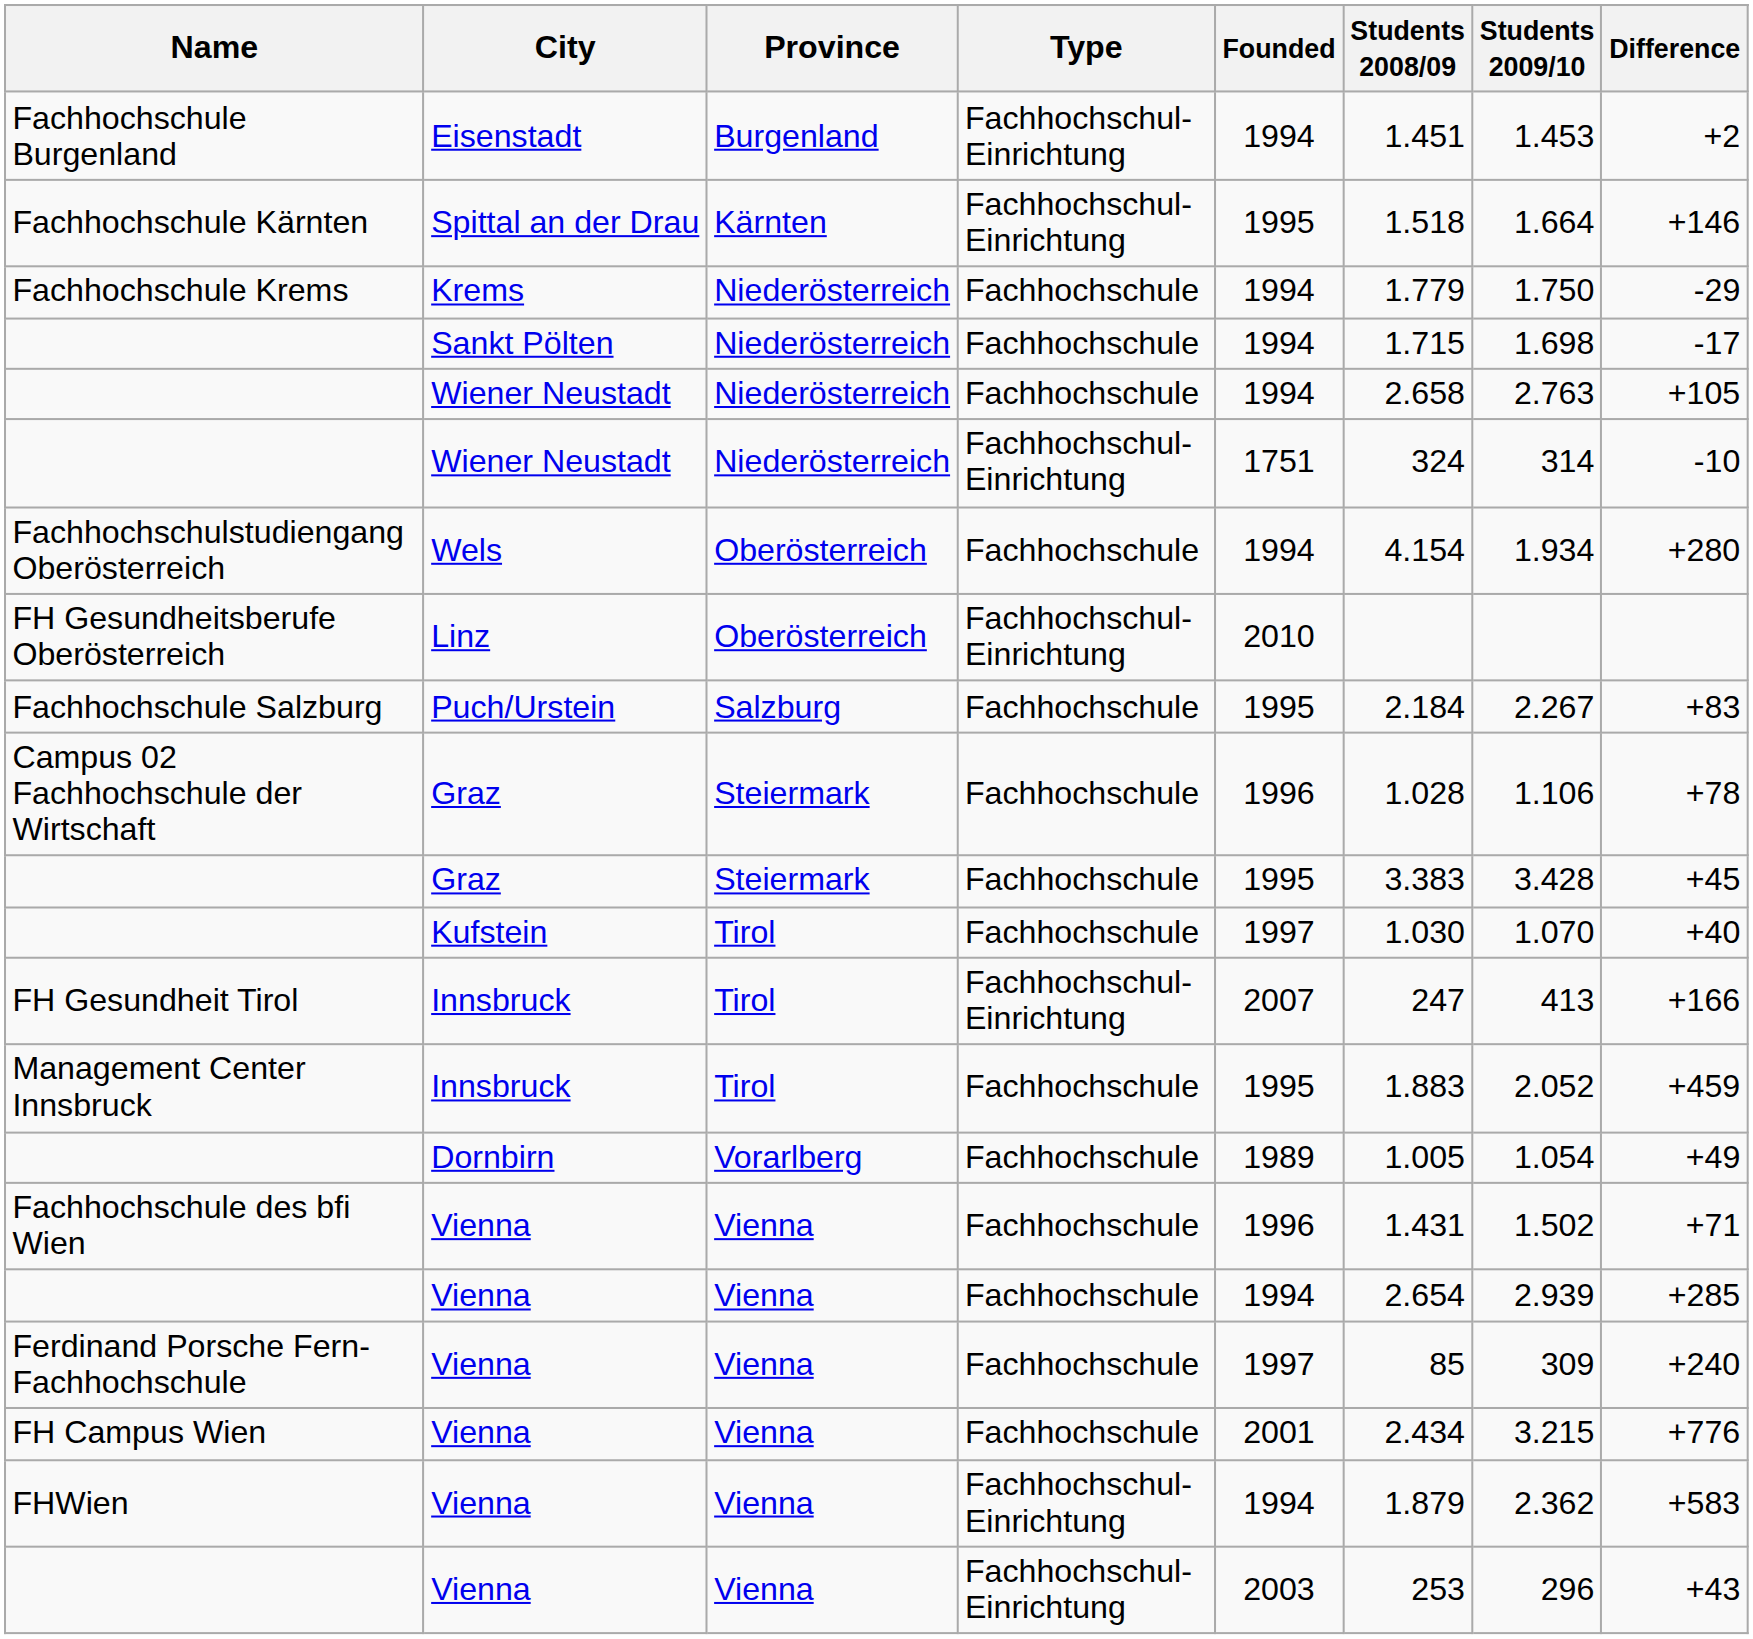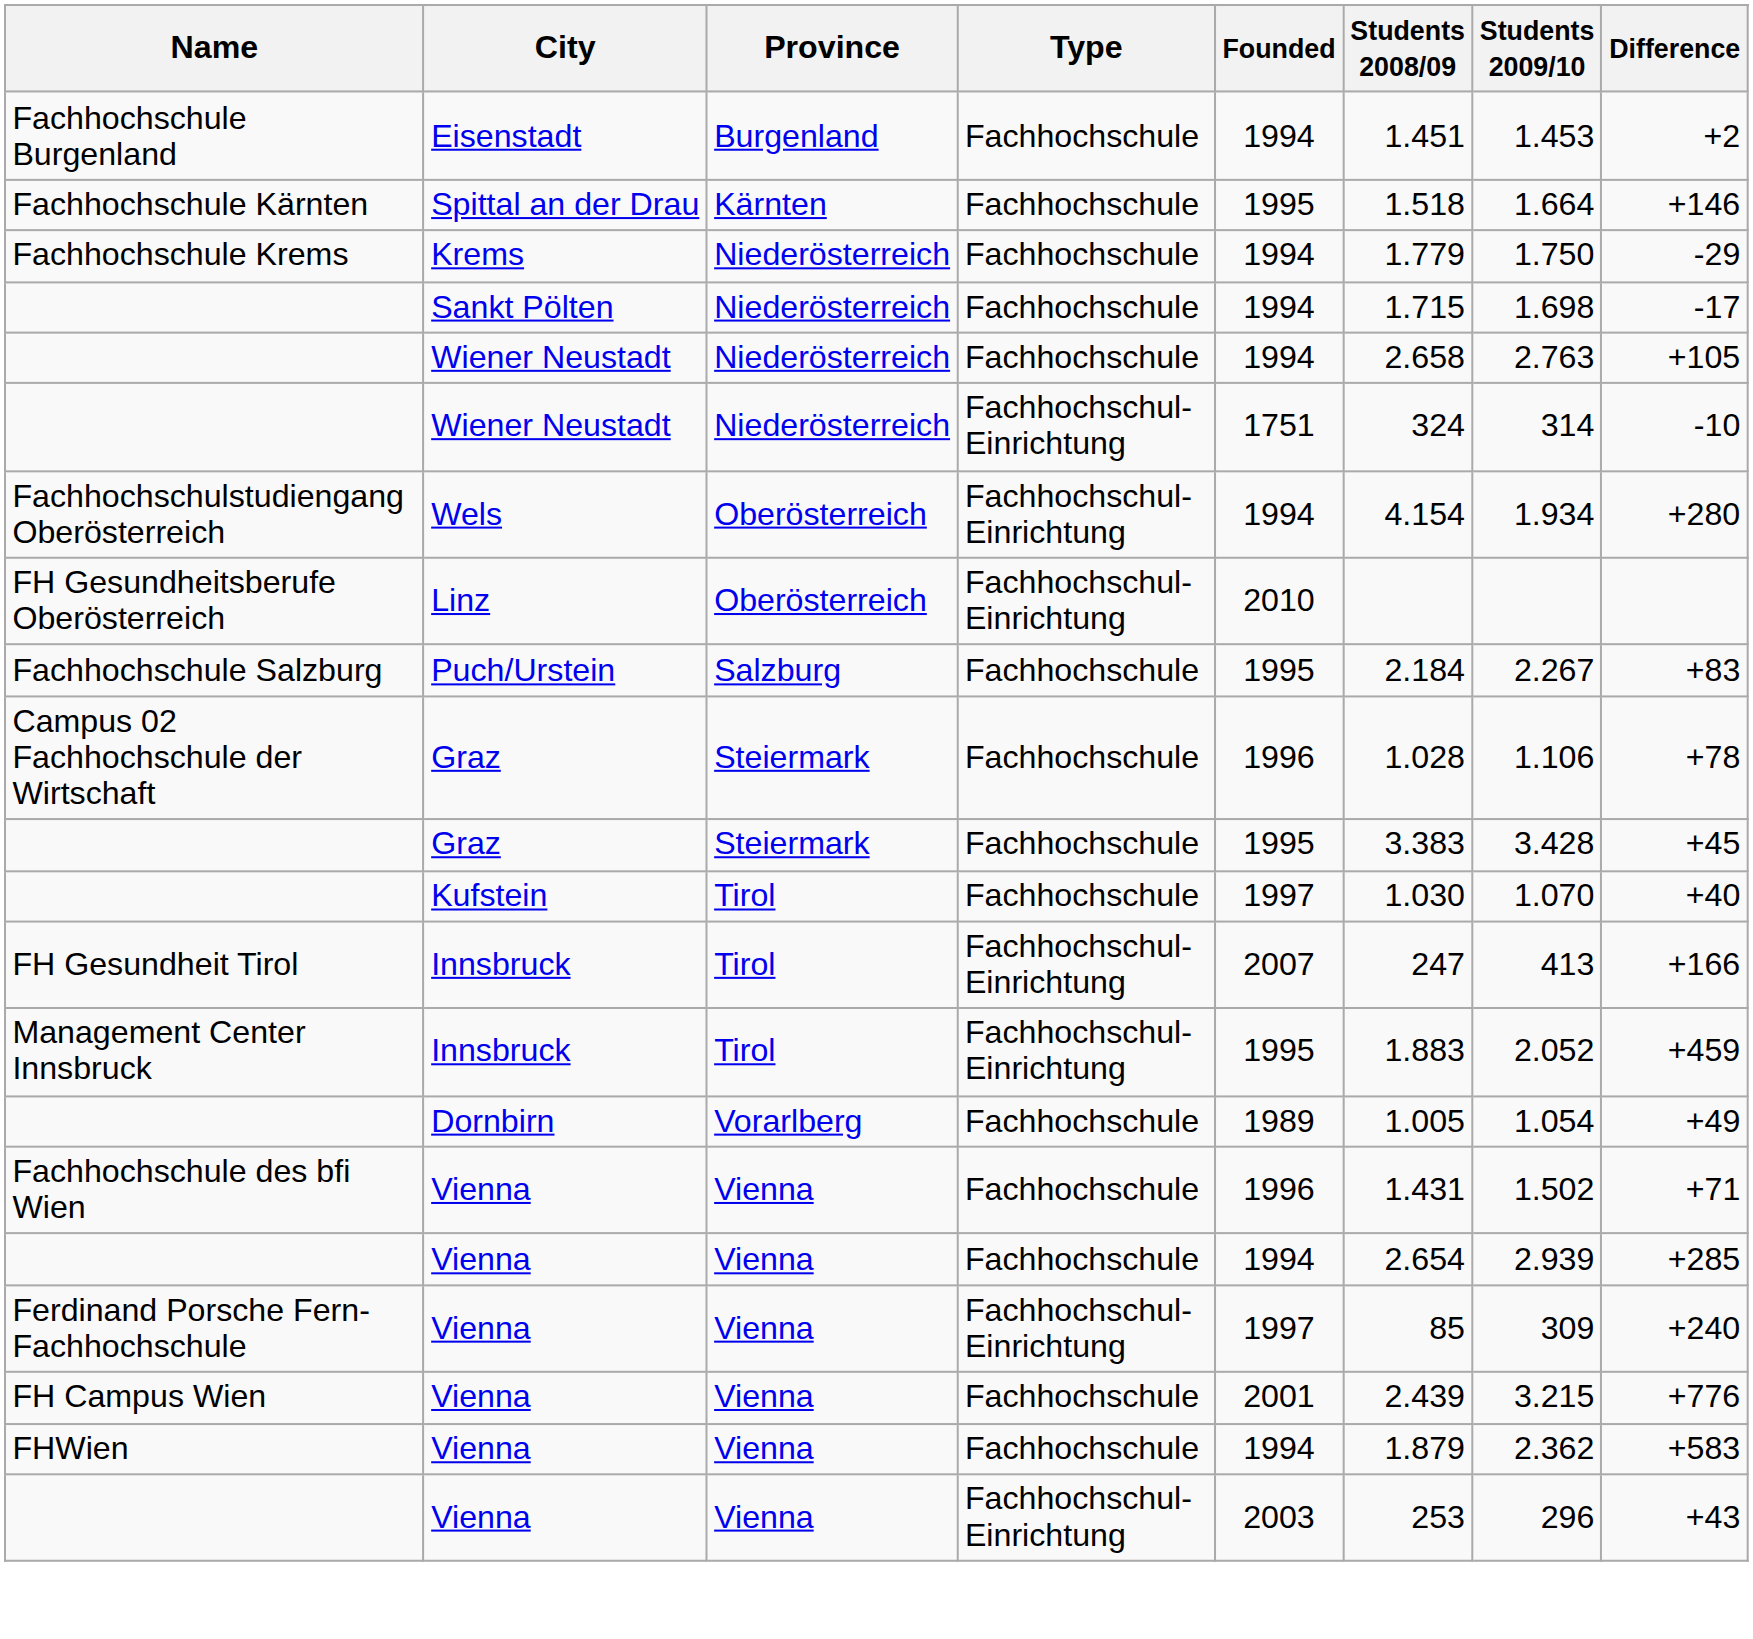(1078, 135) Fachhochschul-Einrichtung -> (1082, 135) Fachhochschule
(1078, 222) Fachhochschul-Einrichtung -> (1082, 204) Fachhochschule
(1082, 549) Fachhochschule -> (1078, 513) Fachhochschul-Einrichtung
(1082, 1087) Fachhochschule -> (1078, 1051) Fachhochschul-Einrichtung
(1082, 1364) Fachhochschule -> (1078, 1327) Fachhochschul-Einrichtung
(1425, 1433) 2.434 -> (1425, 1397) 2.439
(1078, 1502) Fachhochschul-Einrichtung -> (1082, 1448) Fachhochschule
